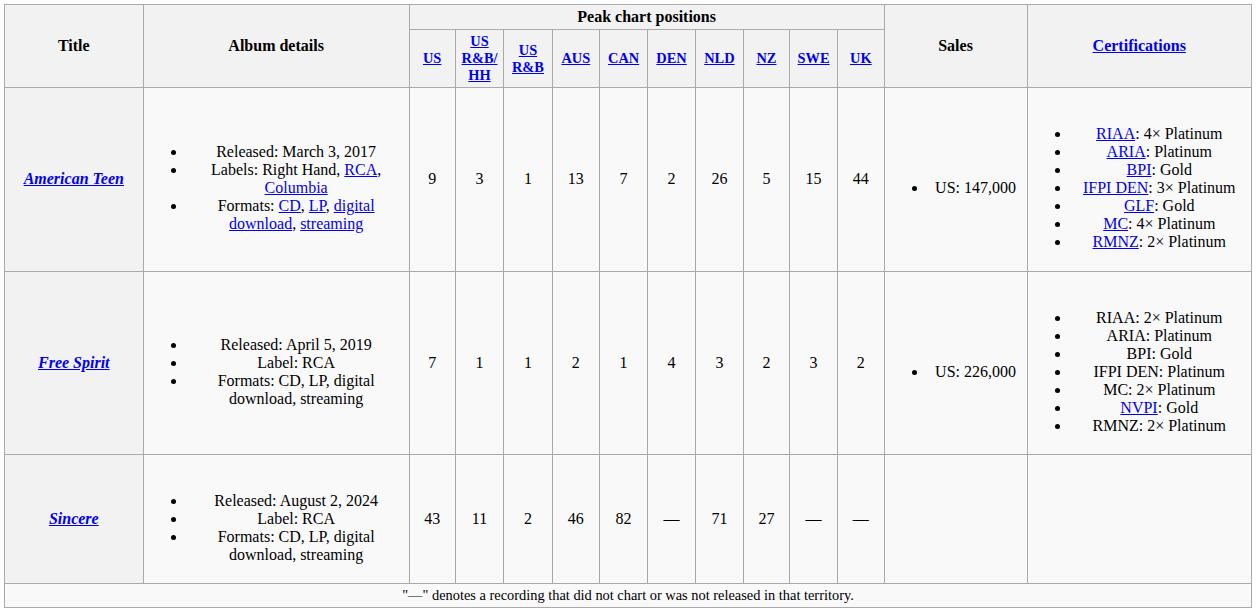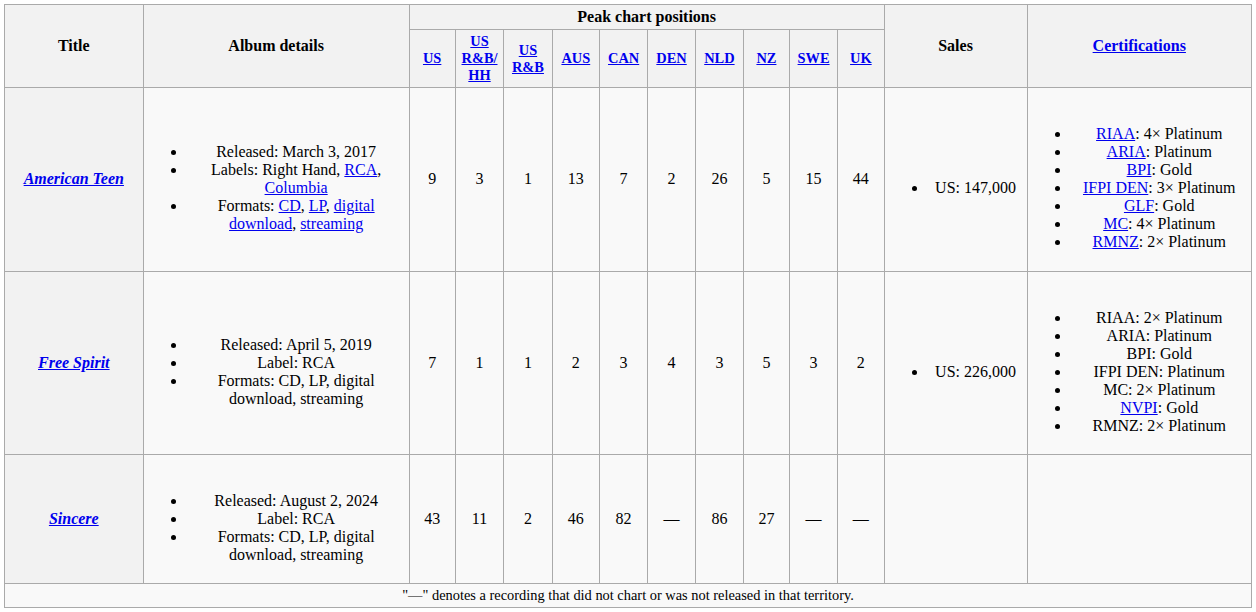(624, 362) 1 -> (624, 362) 3
(766, 362) 2 -> (766, 362) 5
(719, 519) 71 -> (719, 519) 86
